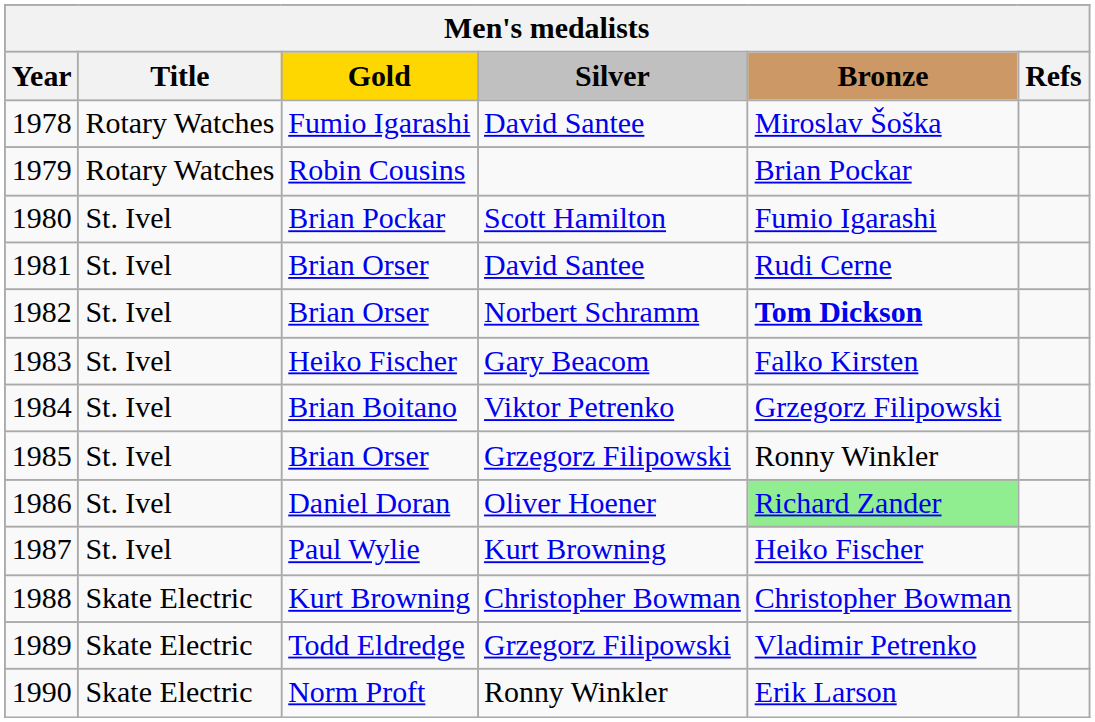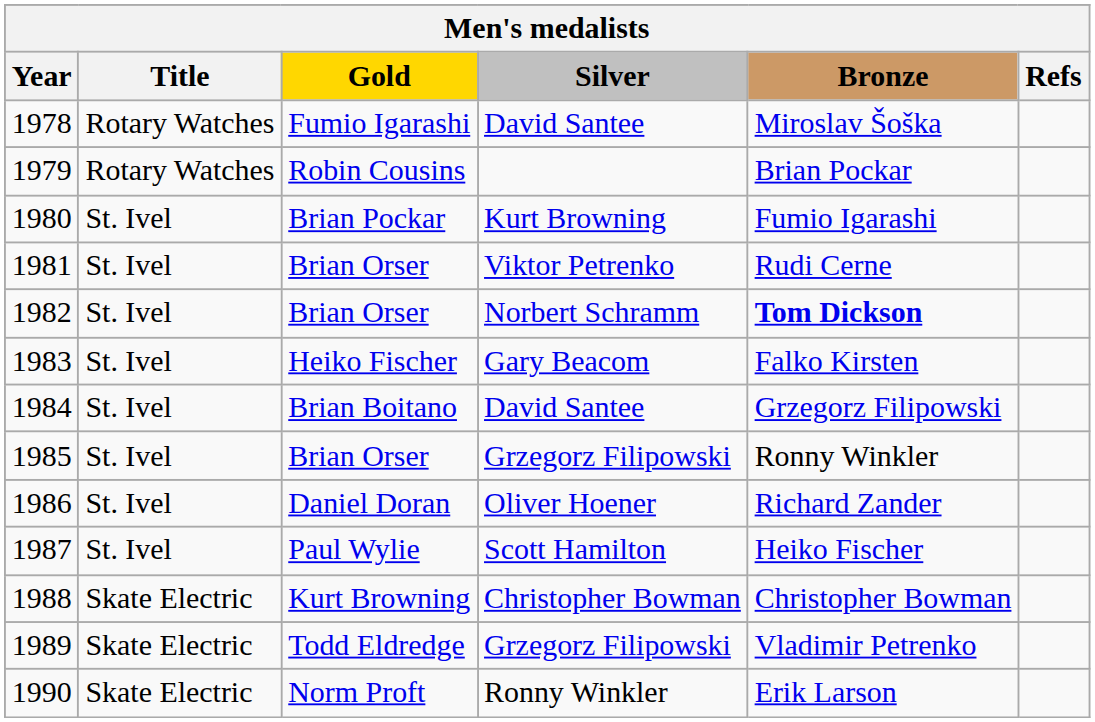(575, 218) Scott Hamilton -> (575, 218) Kurt Browning
(564, 265) David Santee -> (579, 265) Viktor Petrenko
(579, 407) Viktor Petrenko -> (564, 407) David Santee
(848, 502) lightgreen background -> (848, 502) no background
(575, 550) Kurt Browning -> (575, 550) Scott Hamilton
